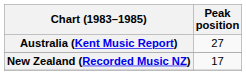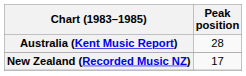(217, 43) 27 -> (217, 43) 28
